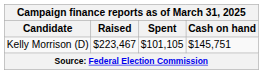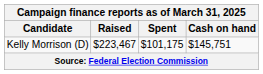(162, 45) $101,105 -> (162, 45) $101,175
